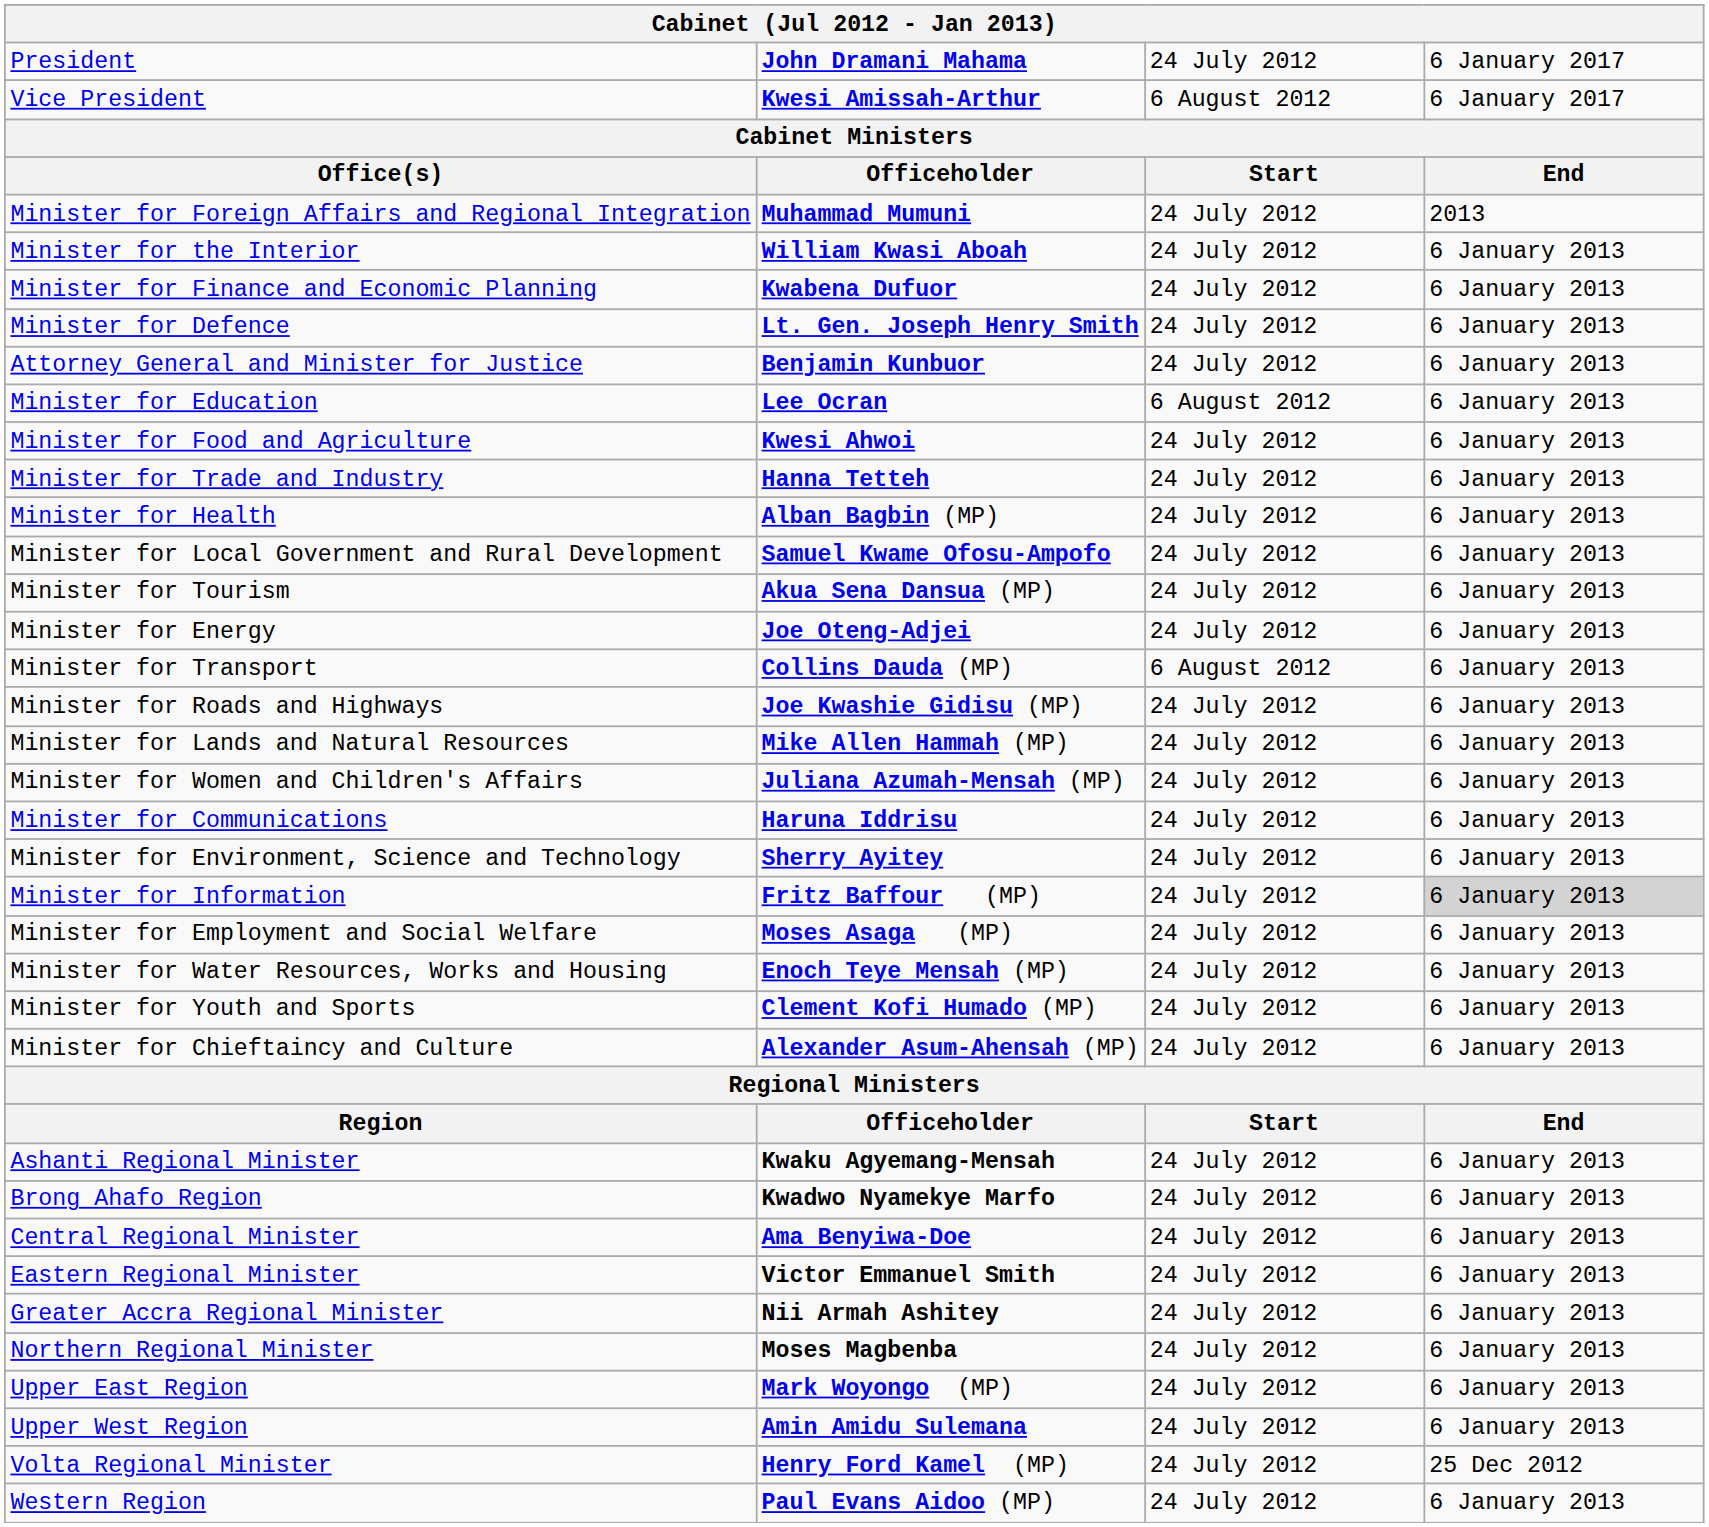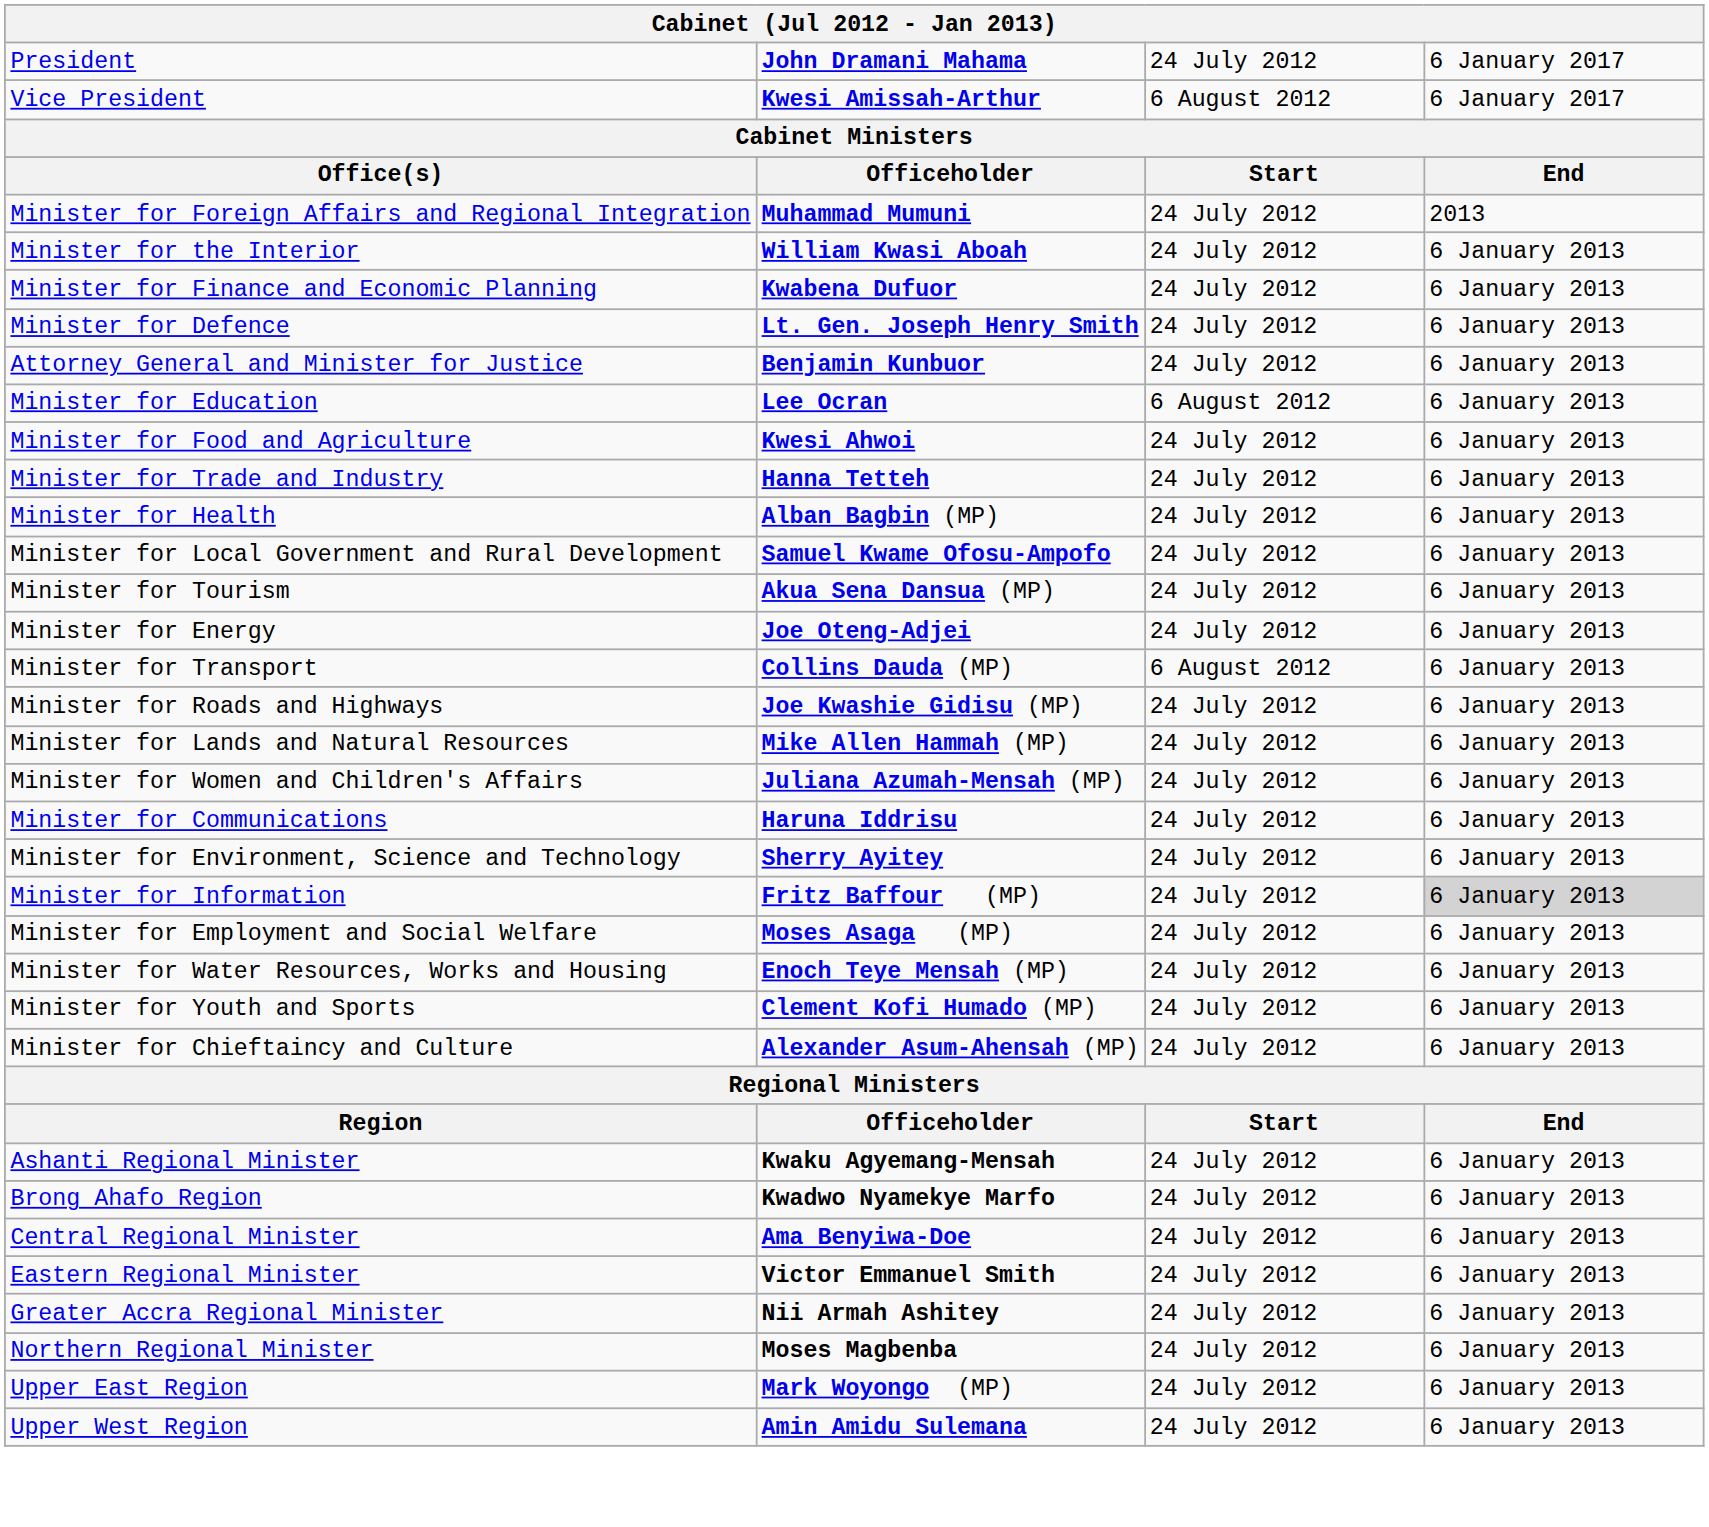- row: (171, 1465)
- row: (108, 1503)
